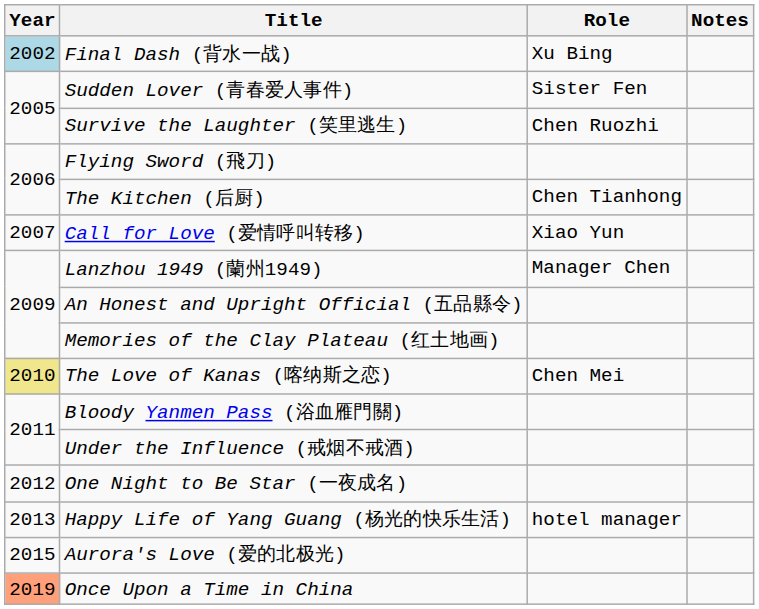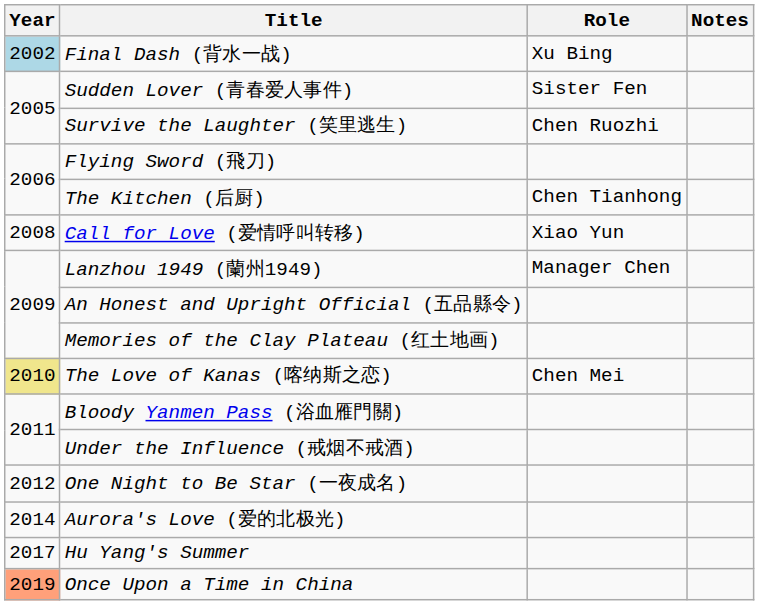(32, 233) 2007 -> (32, 233) 2008
- row: (288, 520)
(32, 555) 2015 -> (32, 519) 2014
+ row: (157, 553)
